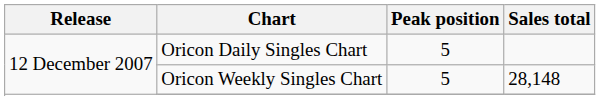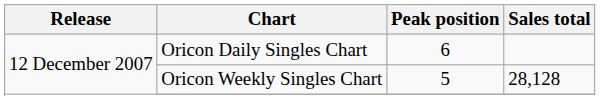(445, 49) 5 -> (445, 49) 6
(534, 79) 28,148 -> (534, 79) 28,128
